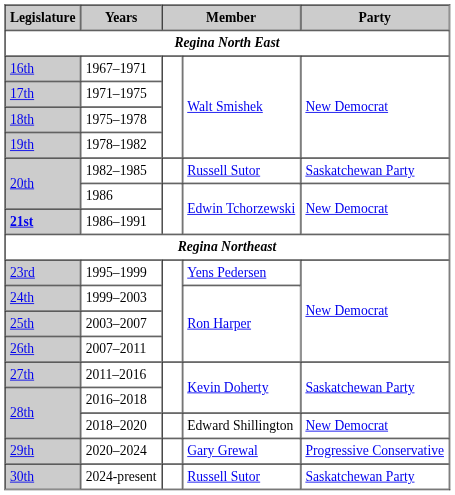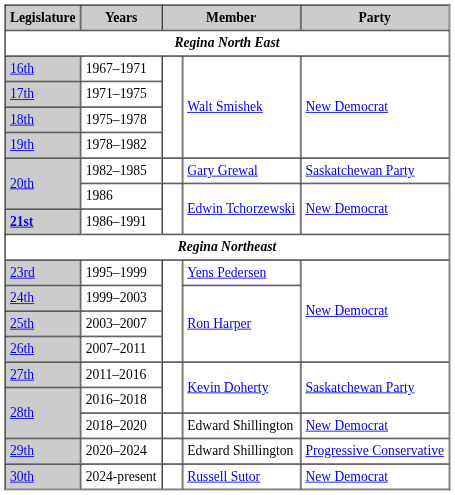(224, 170) Russell Sutor -> (223, 170) Gary Grewal
(223, 451) Gary Grewal -> (240, 451) Edward Shillington
(360, 476) Saskatchewan Party -> (347, 476) New Democrat
